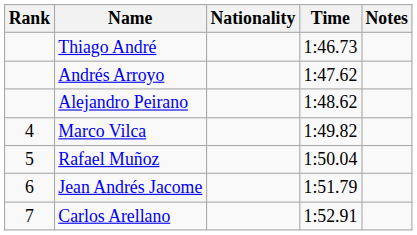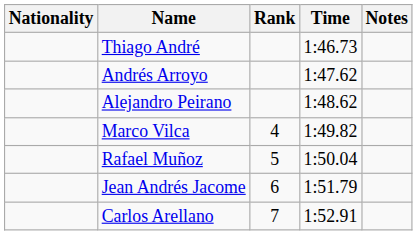columns swapped: (29, 18) <-> (253, 18)
